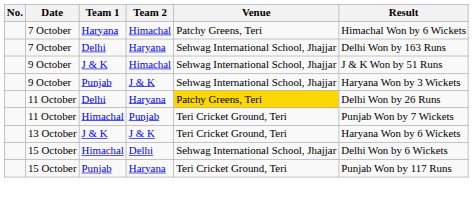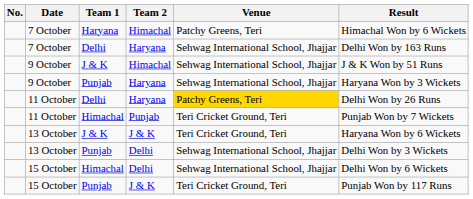(142, 82) J & K -> (147, 82) Haryana
+ row: (52, 151)
(147, 168) Haryana -> (142, 185) J & K
